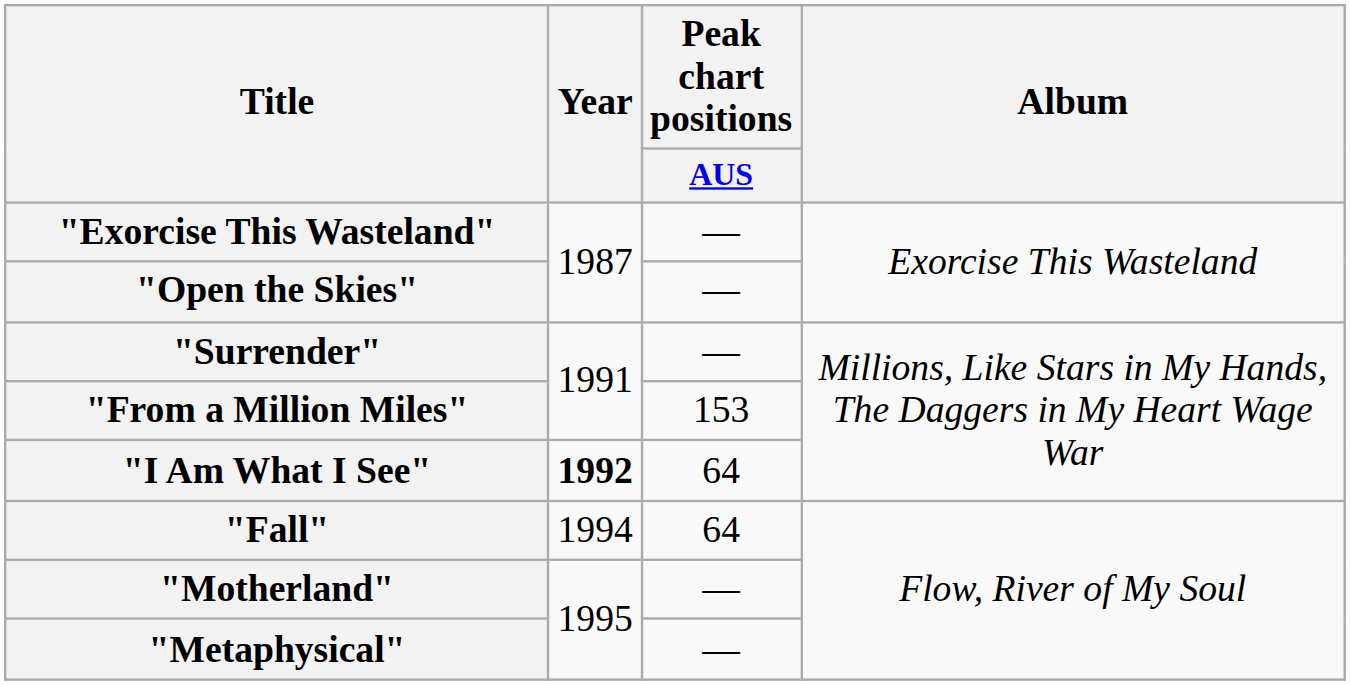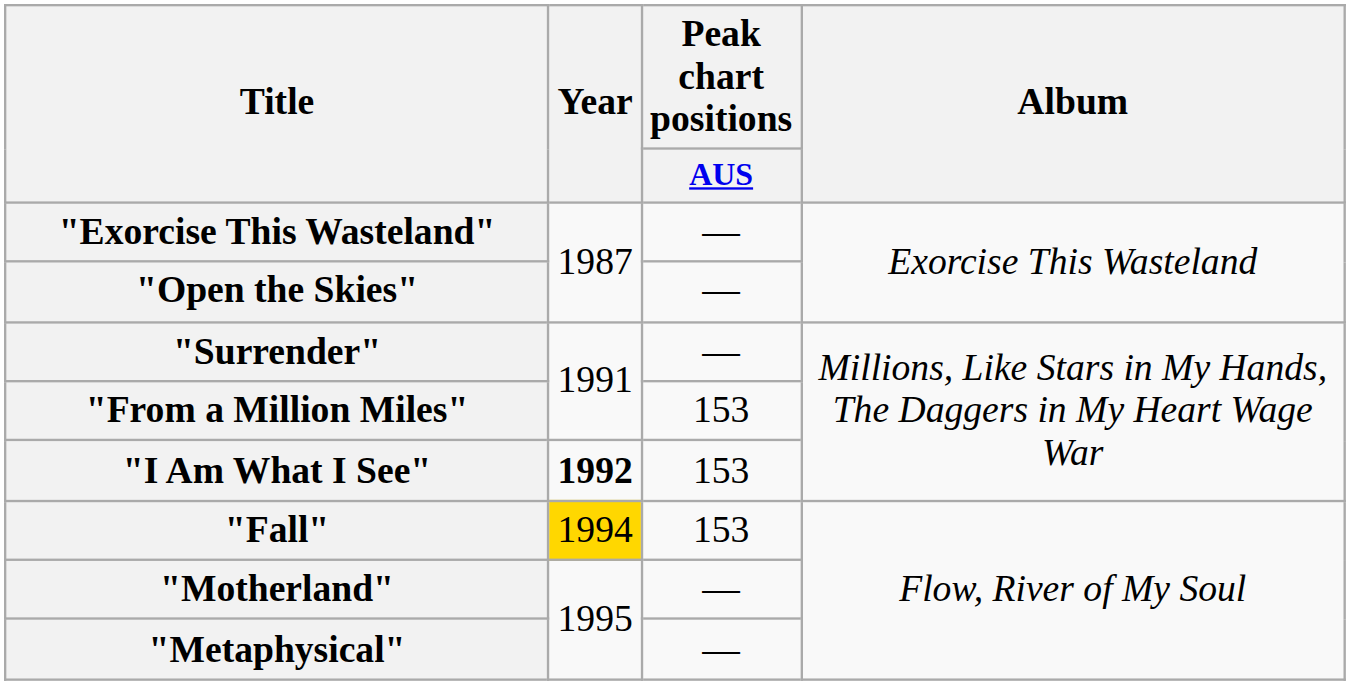(721, 469) 64 -> (721, 469) 153
(595, 529) no background -> (595, 529) gold background
(721, 529) 64 -> (721, 529) 153
